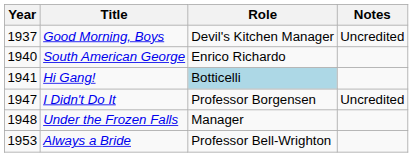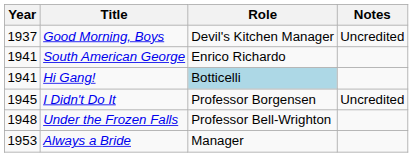(22, 57) 1940 -> (22, 57) 1941
(22, 99) 1947 -> (22, 99) 1945
(217, 120) Manager -> (261, 120) Professor Bell-Wrighton
(261, 141) Professor Bell-Wrighton -> (217, 141) Manager
